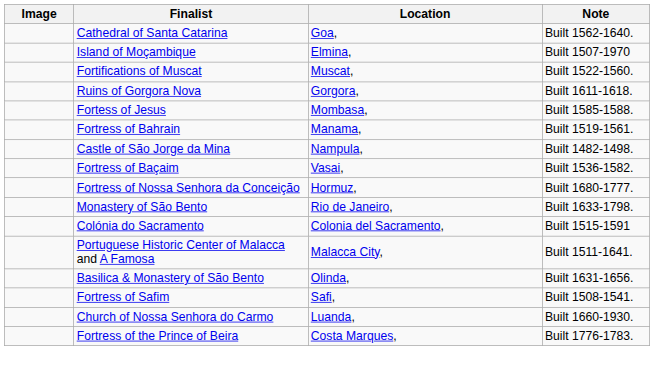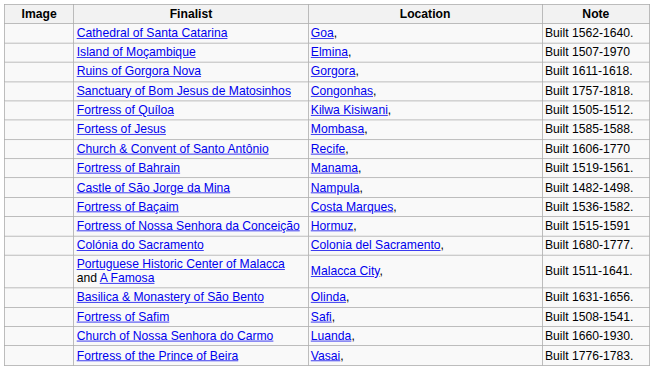- row: (139, 71)
+ row: (184, 91)
+ row: (125, 110)
+ row: (173, 149)
(327, 168) Vasai, -> (354, 206) Costa Marques,
(589, 187) Built 1680-1777. -> (588, 226) Built 1515-1591
- row: (142, 206)
(588, 226) Built 1515-1591 -> (589, 245) Built 1680-1777.
(354, 336) Costa Marques, -> (327, 355) Vasai,
